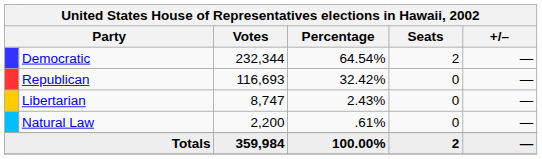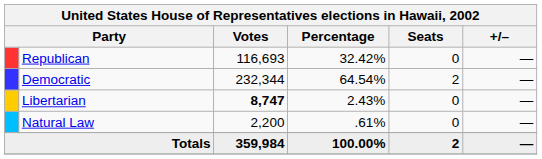rows swapped: (56, 58) <-> (56, 80)
(268, 101) normal -> (268, 101) bold
